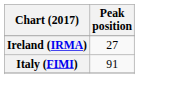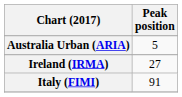+ row: (68, 45)
